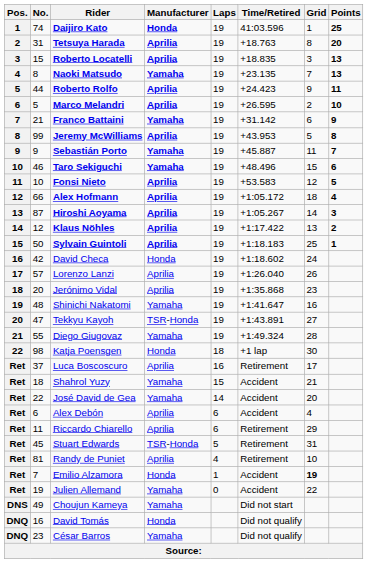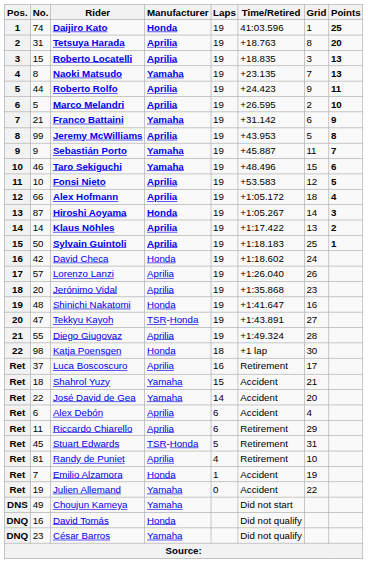(162, 212) Aprilia -> (162, 212) Honda
(38, 228) 12 -> (38, 228) 14
(165, 305) Yamaha -> (161, 305) Honda
(165, 336) Yamaha -> (161, 336) Aprilia
(312, 474) bold -> (312, 474) normal
